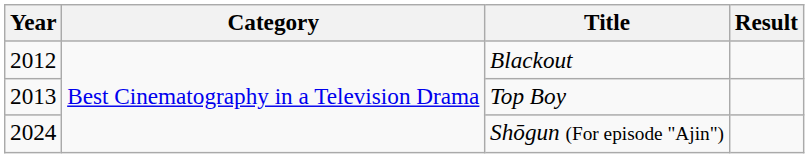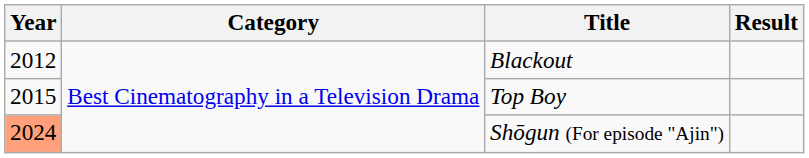(33, 96) 2013 -> (33, 96) 2015
(33, 133) no background -> (33, 133) lightsalmon background
